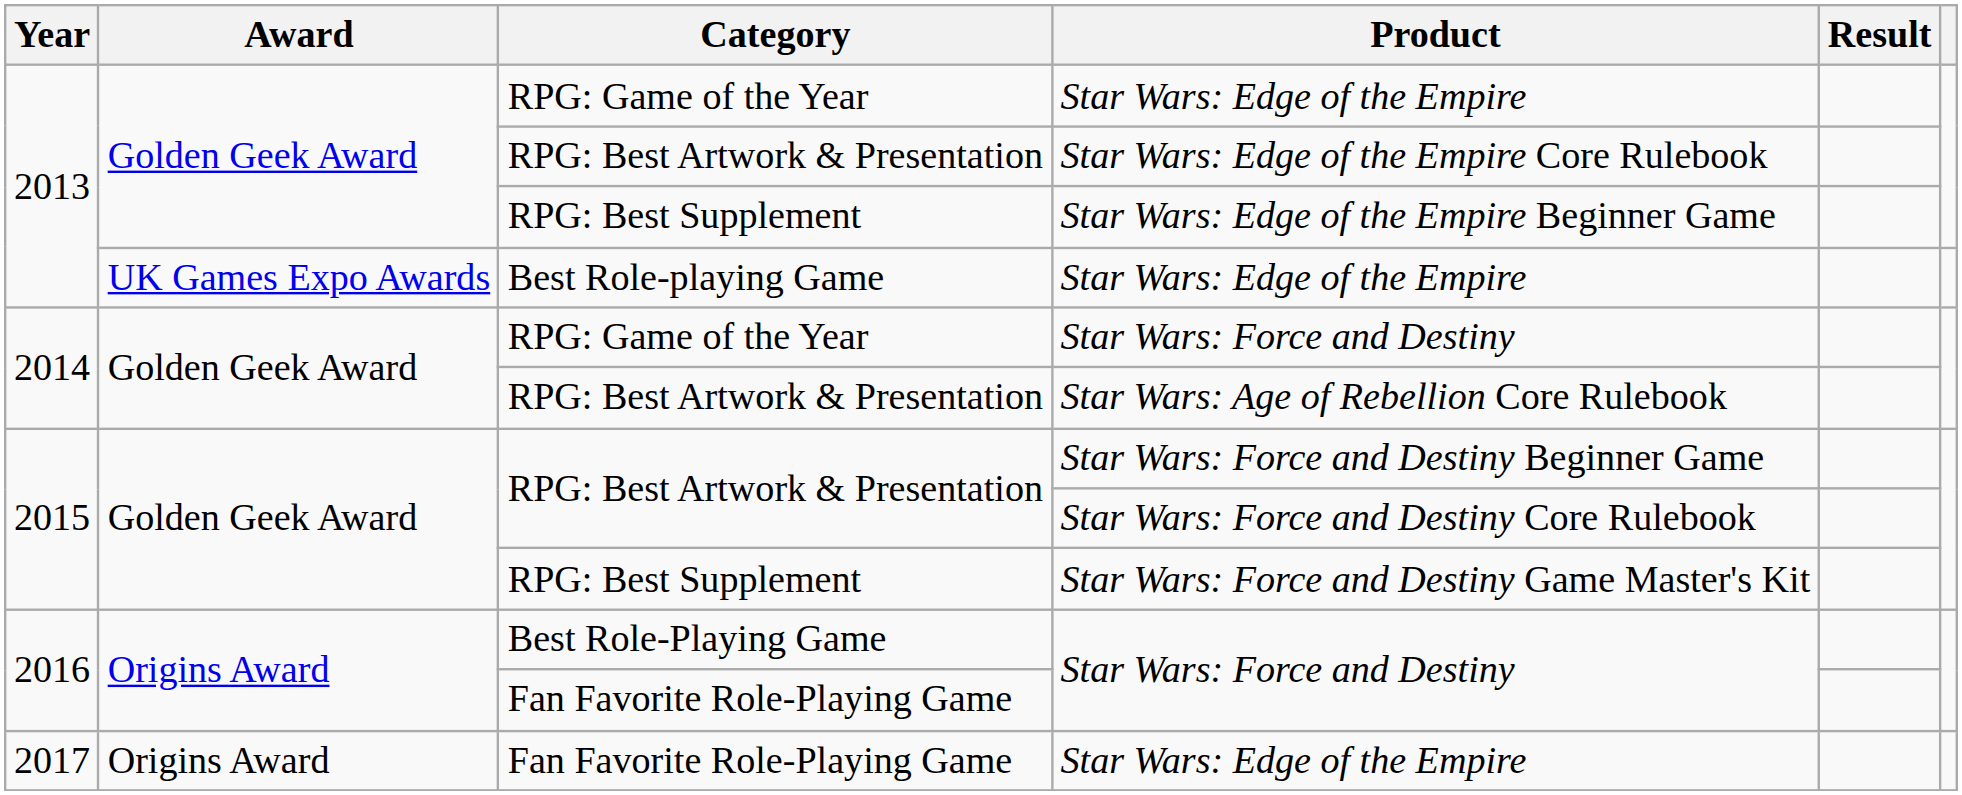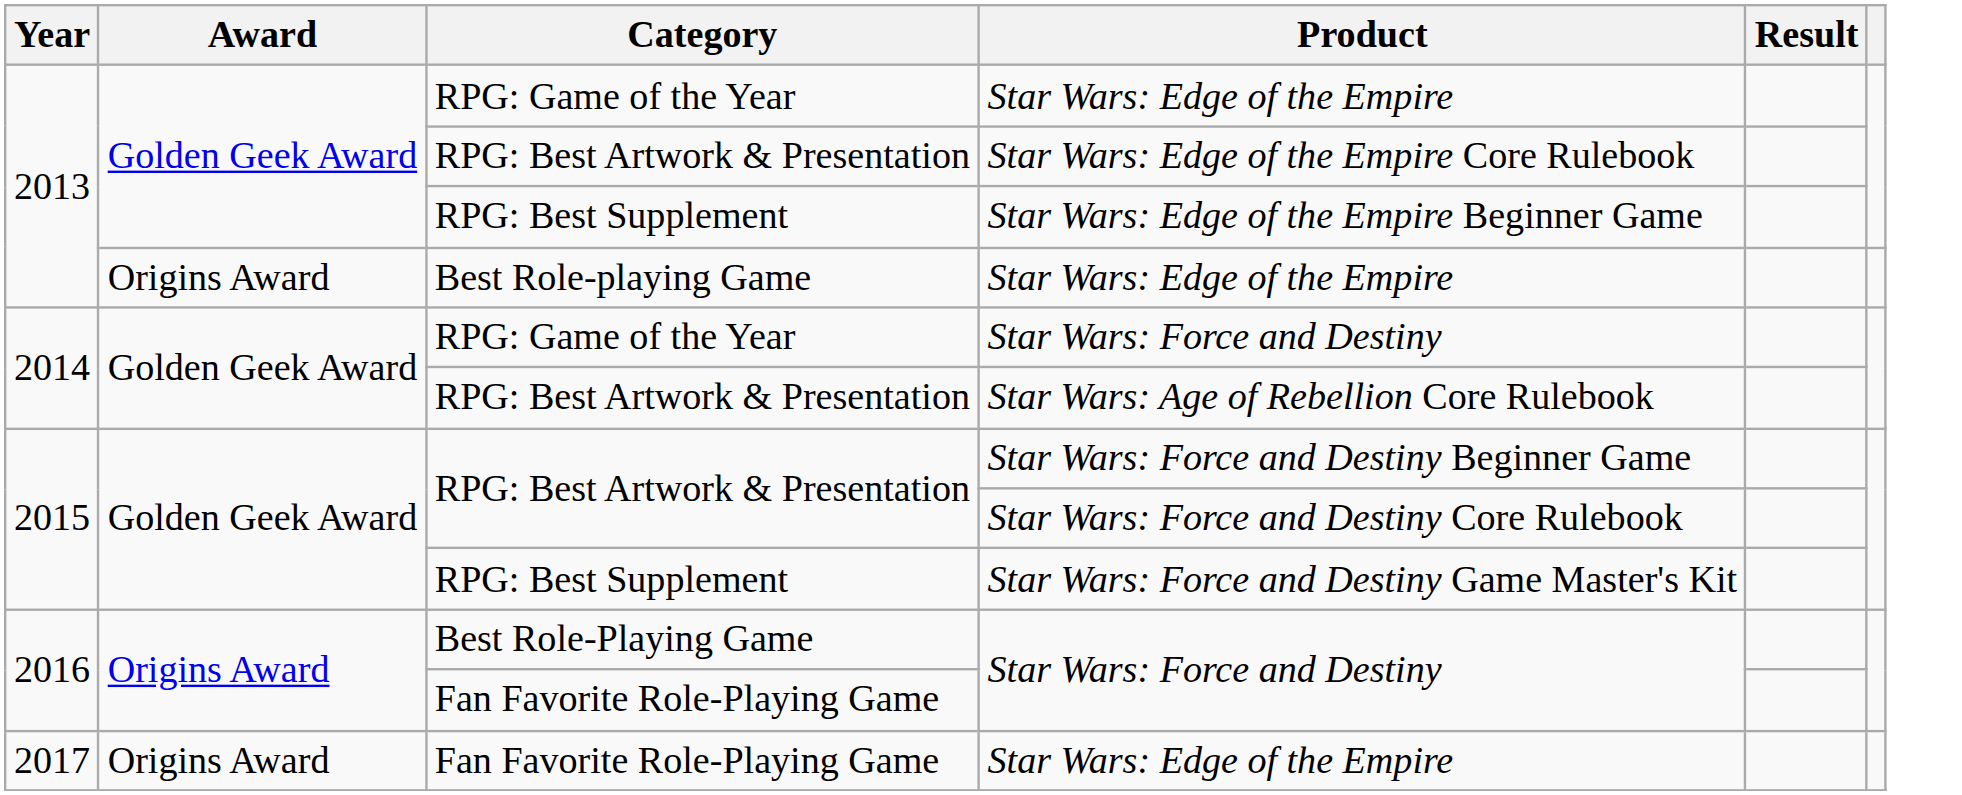(299, 276) UK Games Expo Awards -> (219, 276) Origins Award
